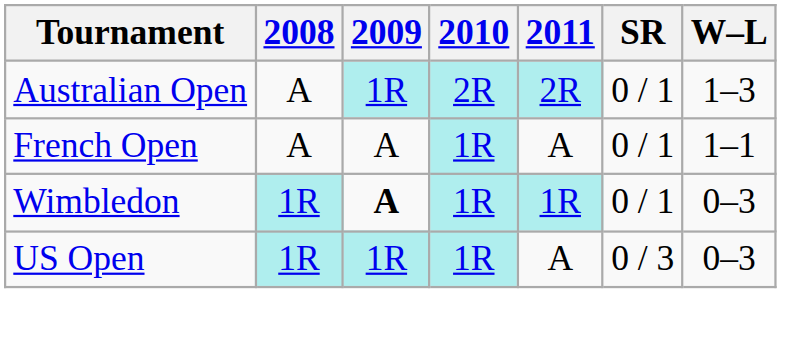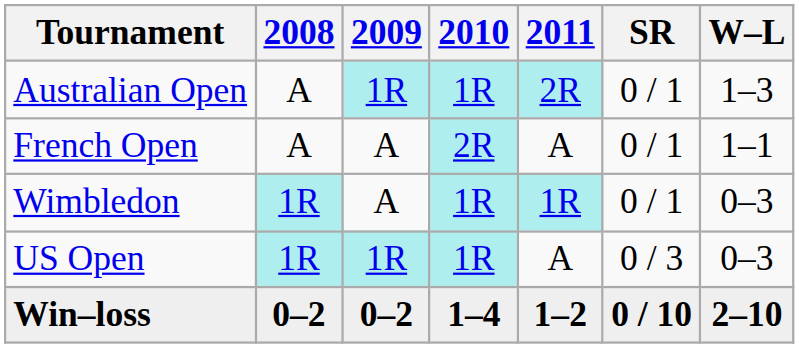(474, 88) 2R -> (474, 88) 1R
(474, 145) 1R -> (474, 145) 2R
(386, 201) bold -> (386, 201) normal
+ row: (82, 314)
